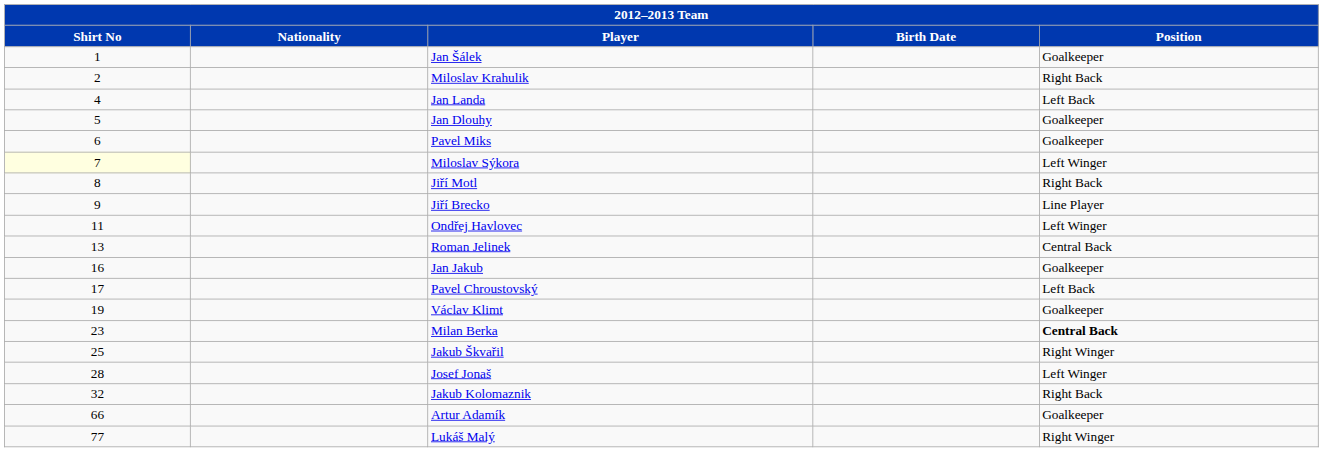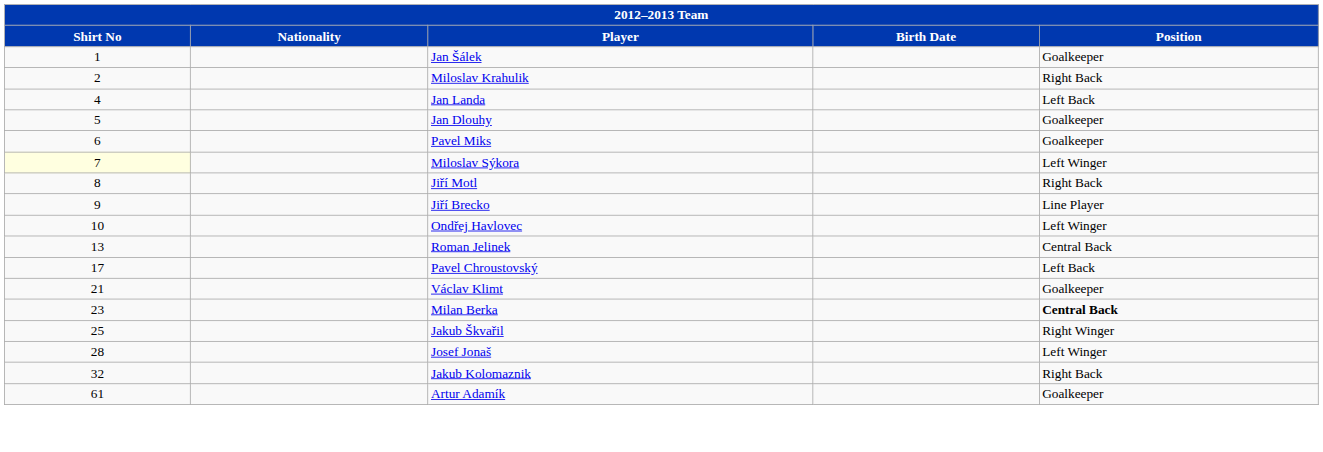(97, 225) 11 -> (97, 225) 10
- row: (457, 267)
(97, 309) 19 -> (97, 288) 21
(97, 415) 66 -> (97, 394) 61
- row: (463, 436)
